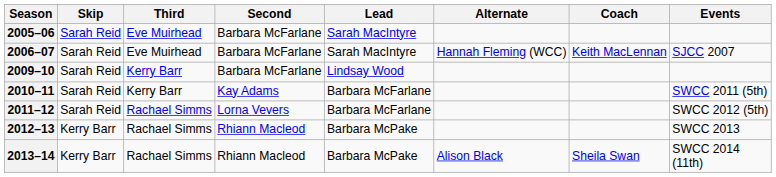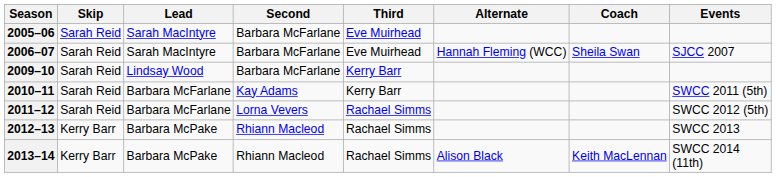columns swapped: (169, 14) <-> (379, 14)
(619, 52) Keith MacLennan -> (606, 52) Sheila Swan
(606, 155) Sheila Swan -> (619, 155) Keith MacLennan
